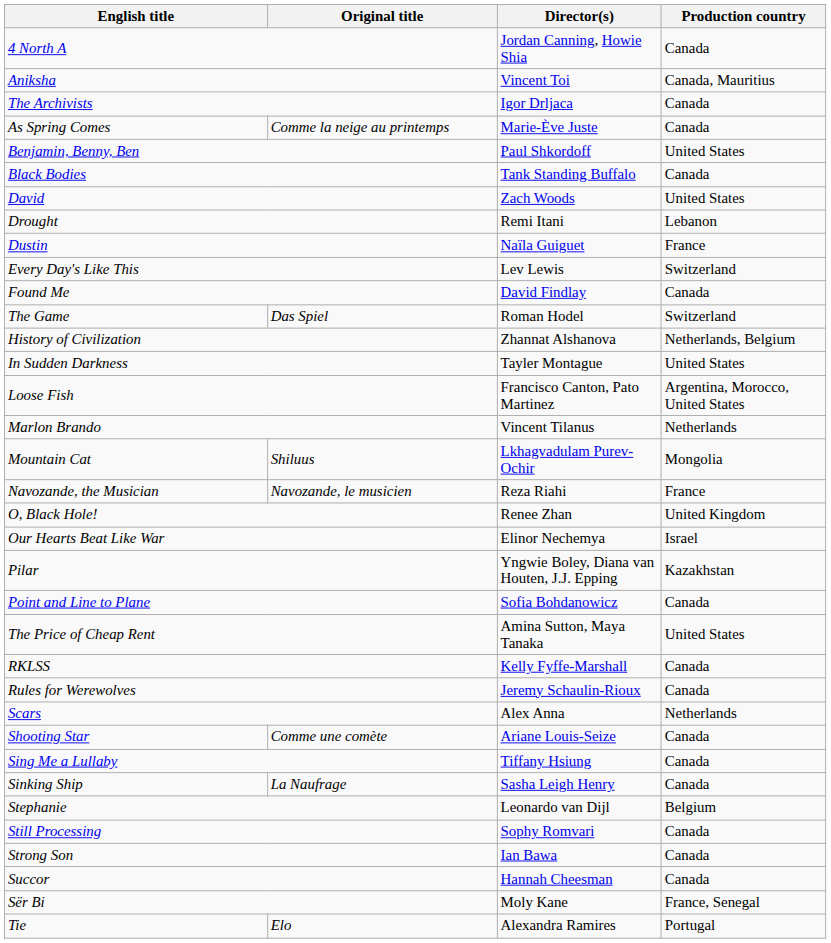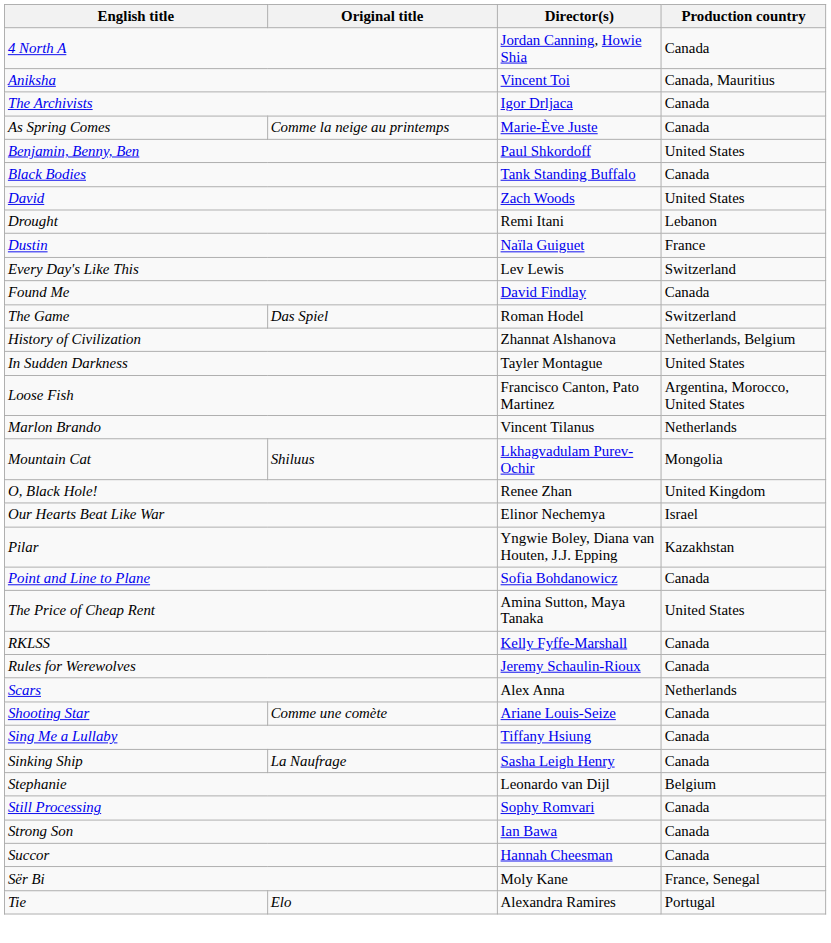- row: (83, 491)
